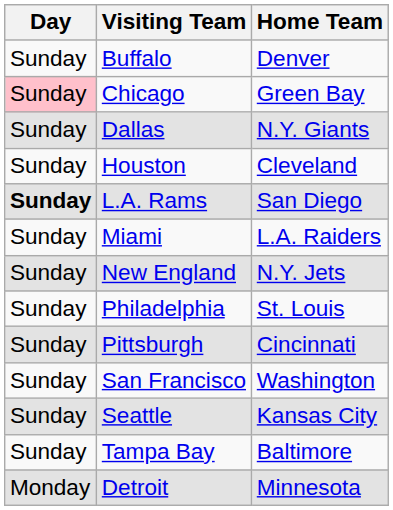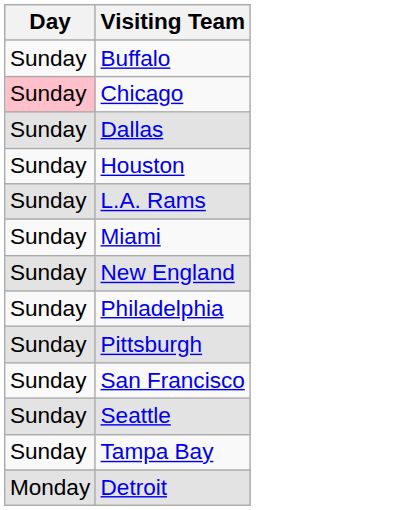- column: (320, 22)
(51, 201) bold -> (48, 201) normal
